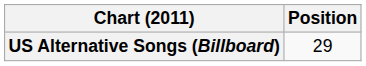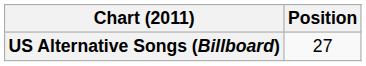(323, 46) 29 -> (323, 46) 27
